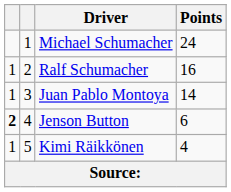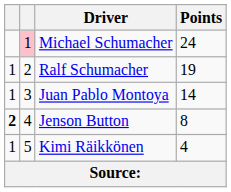(28, 43) no background -> (28, 43) pink background
(188, 69) 16 -> (188, 69) 19
(184, 121) 6 -> (184, 121) 8
